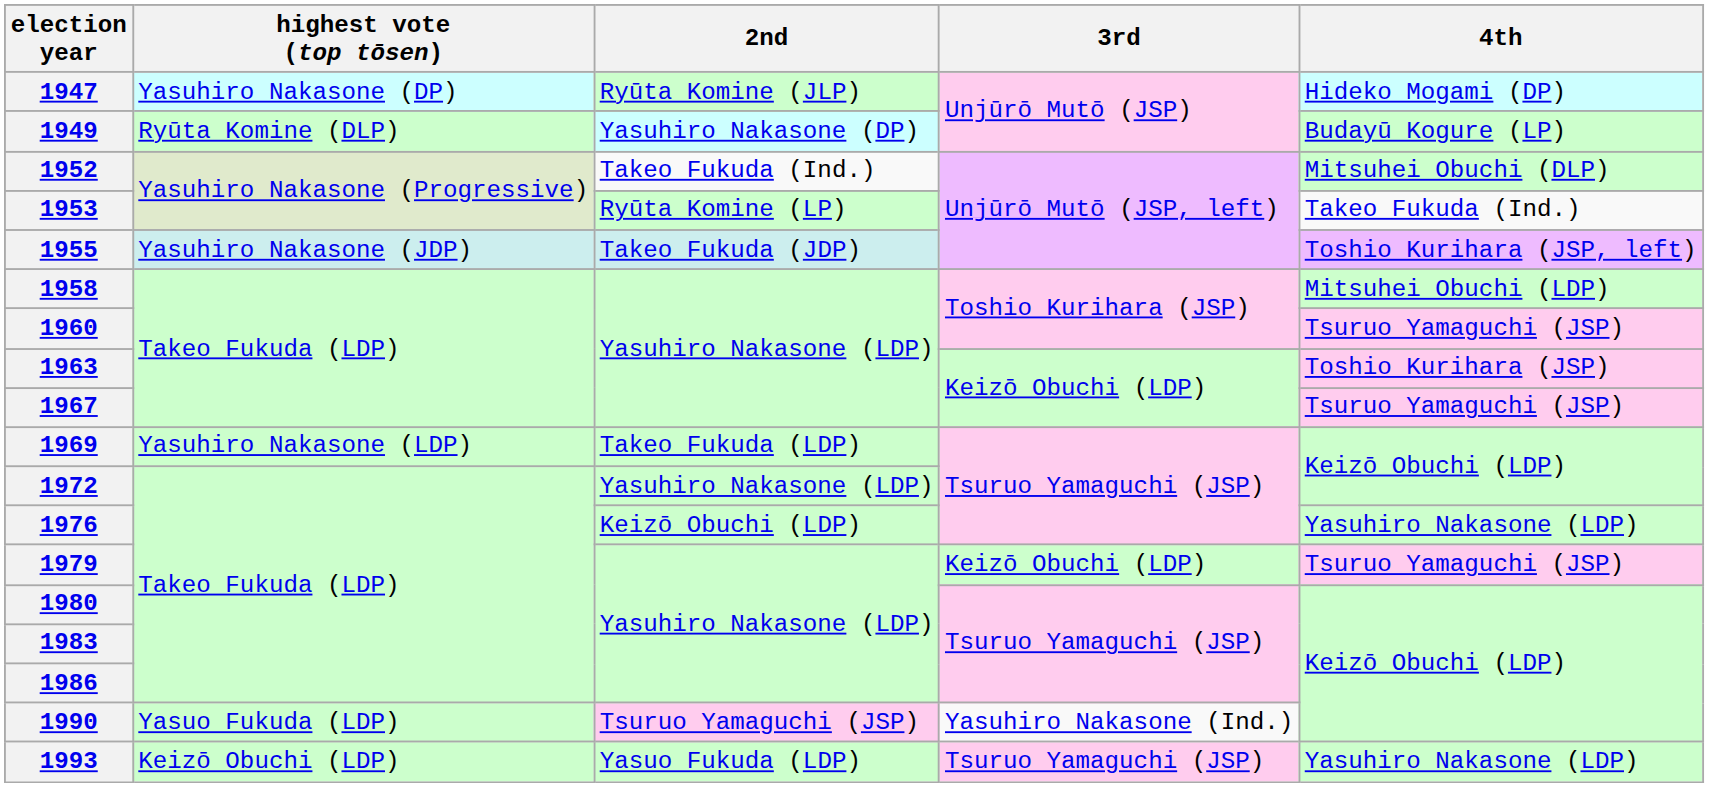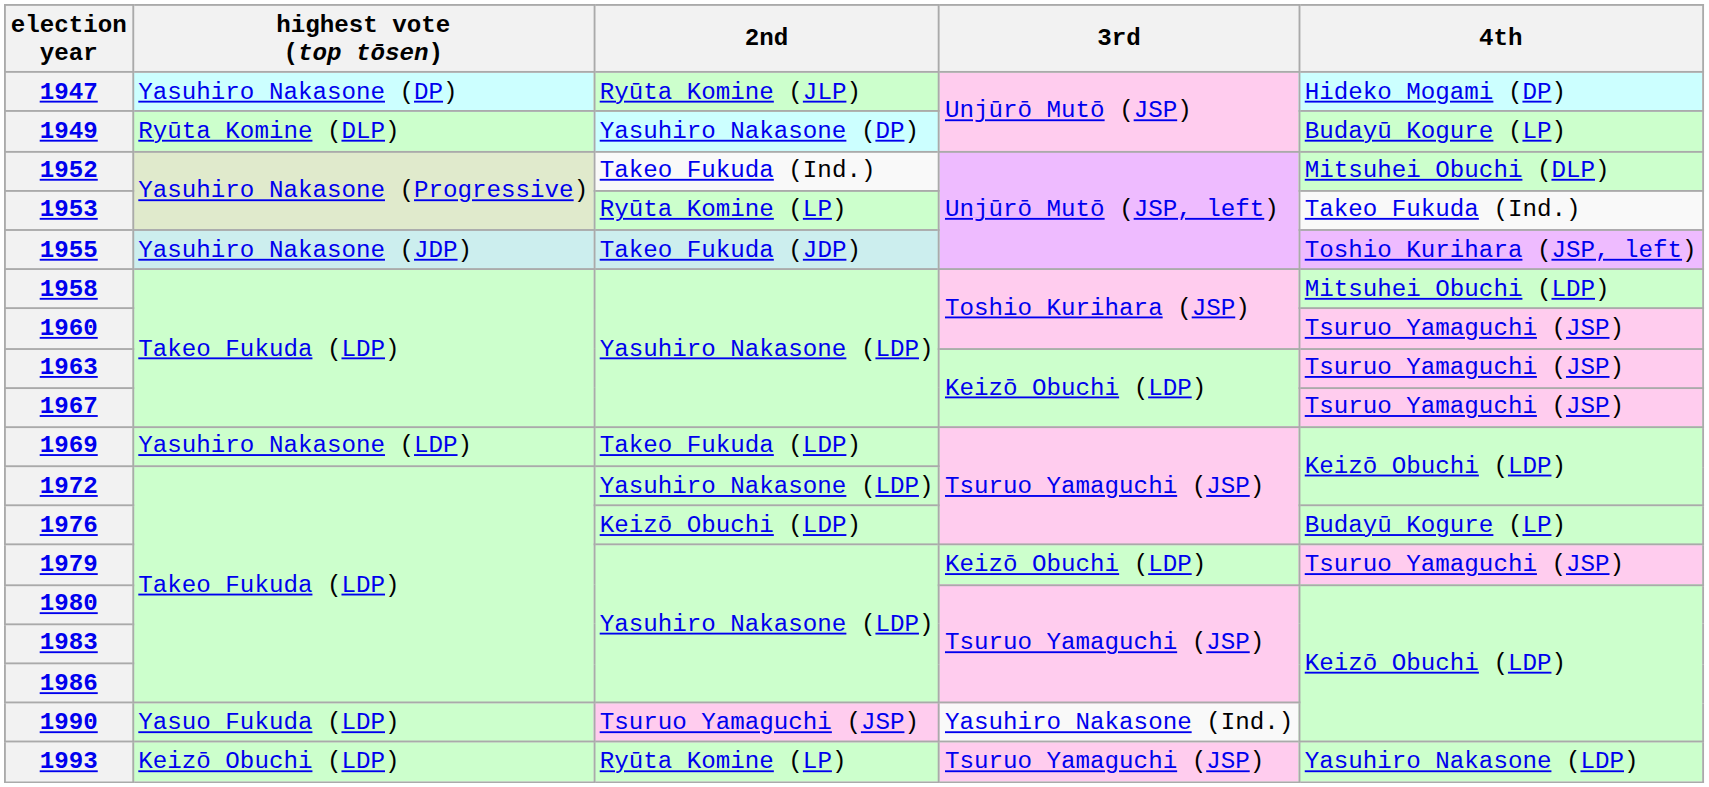(1457, 368) Toshio Kurihara (JSP) -> (1464, 368) Tsuruo Yamaguchi (JSP)
(1472, 525) Yasuhiro Nakasone (LDP) -> (1435, 525) Budayū Kogure (LP)
(730, 762) Yasuo Fukuda (LDP) -> (723, 762) Ryūta Komine (LP)
